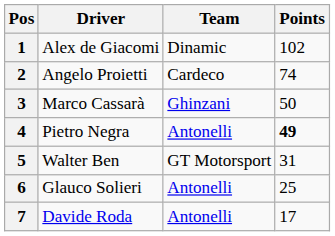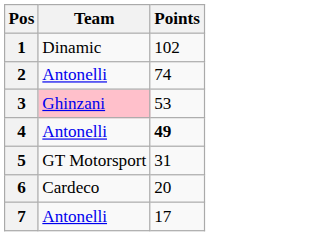- column: (101, 19)
(196, 75) Cardeco -> (75, 75) Antonelli
(199, 103) no background -> (74, 103) pink background
(288, 103) 50 -> (163, 103) 53
(200, 188) Antonelli -> (71, 188) Cardeco
(288, 188) 25 -> (163, 188) 20
